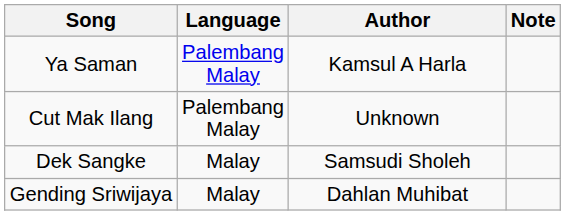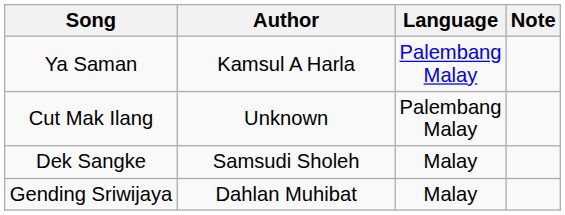columns swapped: (233, 20) <-> (397, 20)
